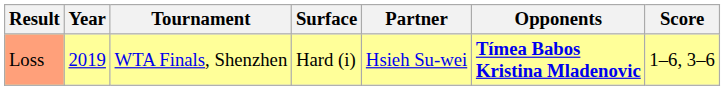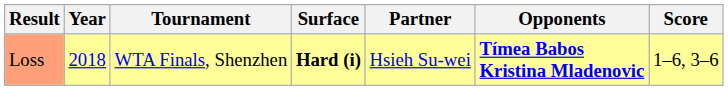(87, 59) 2019 -> (87, 59) 2018
(326, 59) normal -> (328, 59) bold
